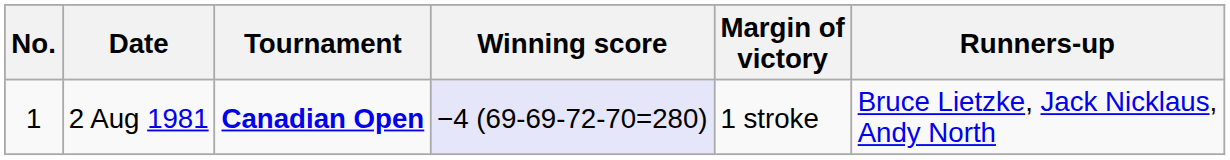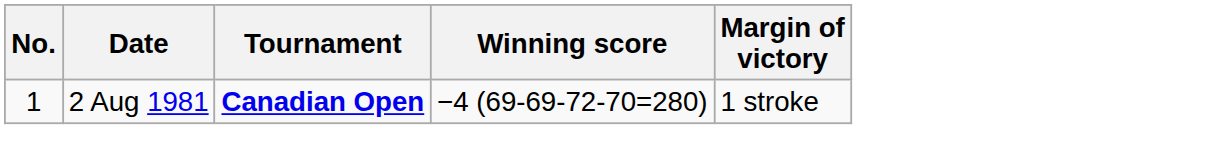- column: (1037, 42)
(572, 117) lavender background -> (572, 102) no background
